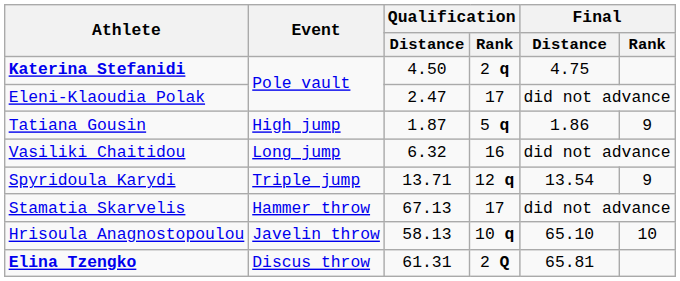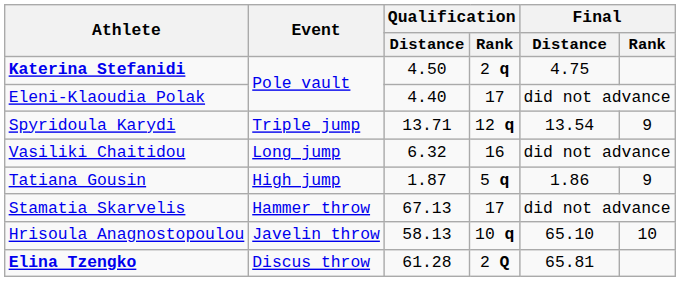(427, 98) 2.47 -> (427, 98) 4.40
rows swapped: (77, 125) <-> (92, 180)
(427, 263) 61.31 -> (427, 263) 61.28
